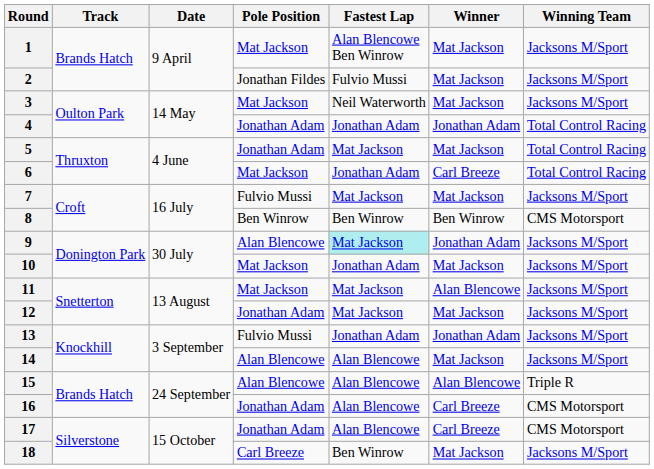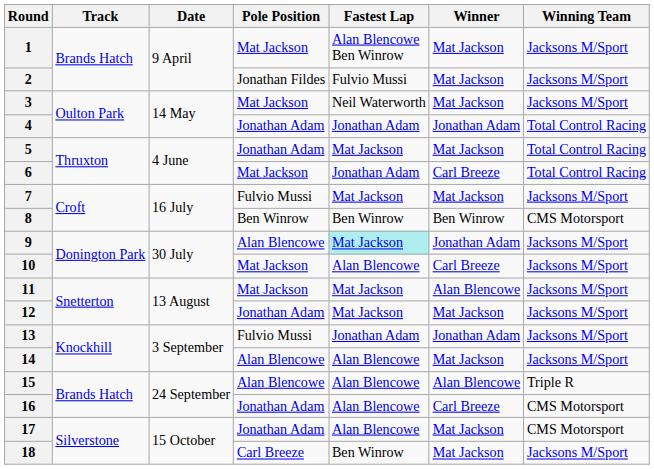(376, 265) Jonathan Adam -> (376, 265) Alan Blencowe
(468, 265) Mat Jackson -> (466, 265) Carl Breeze
(466, 429) Carl Breeze -> (468, 429) Mat Jackson
